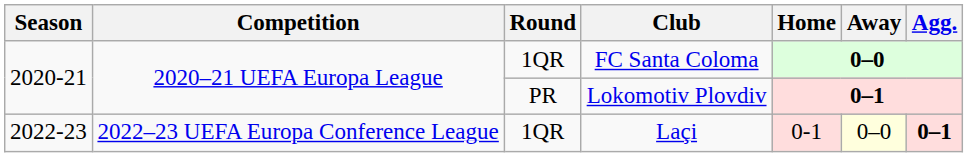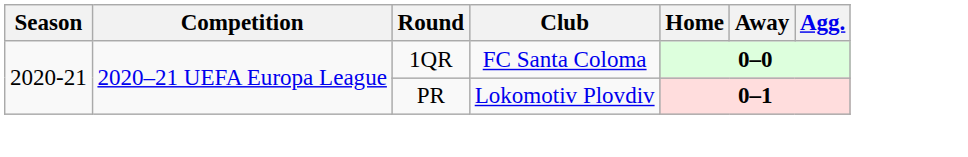- row: (677, 132)
